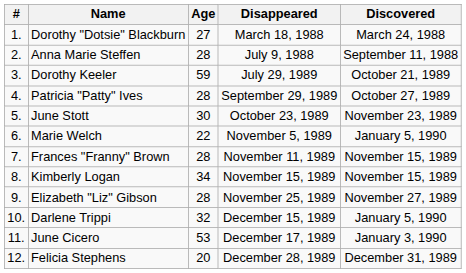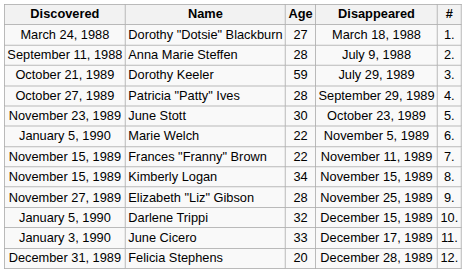columns swapped: (16, 14) <-> (401, 14)
(203, 156) 28 -> (301, 156) 22
(203, 237) 53 -> (301, 237) 33
